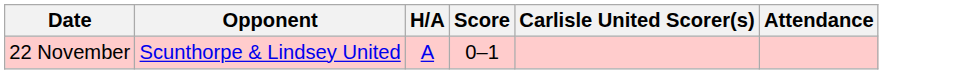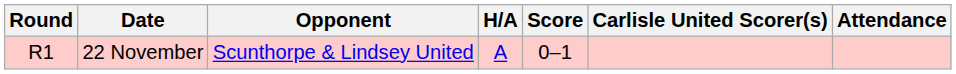+ column: (41, 20)
